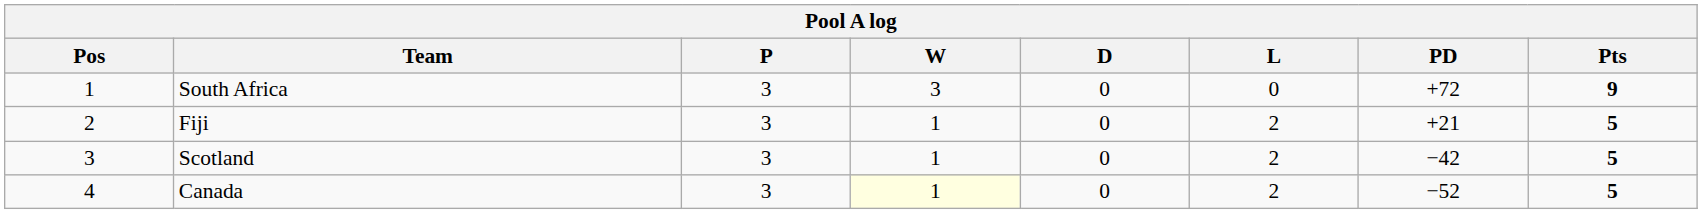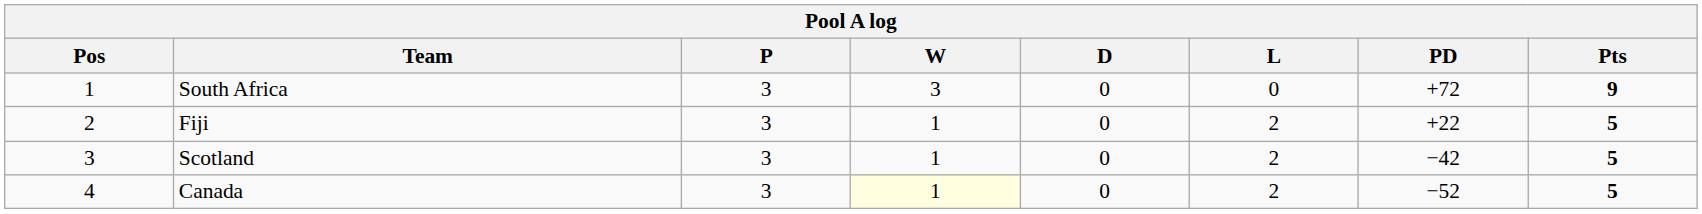(1443, 123) +21 -> (1443, 123) +22
